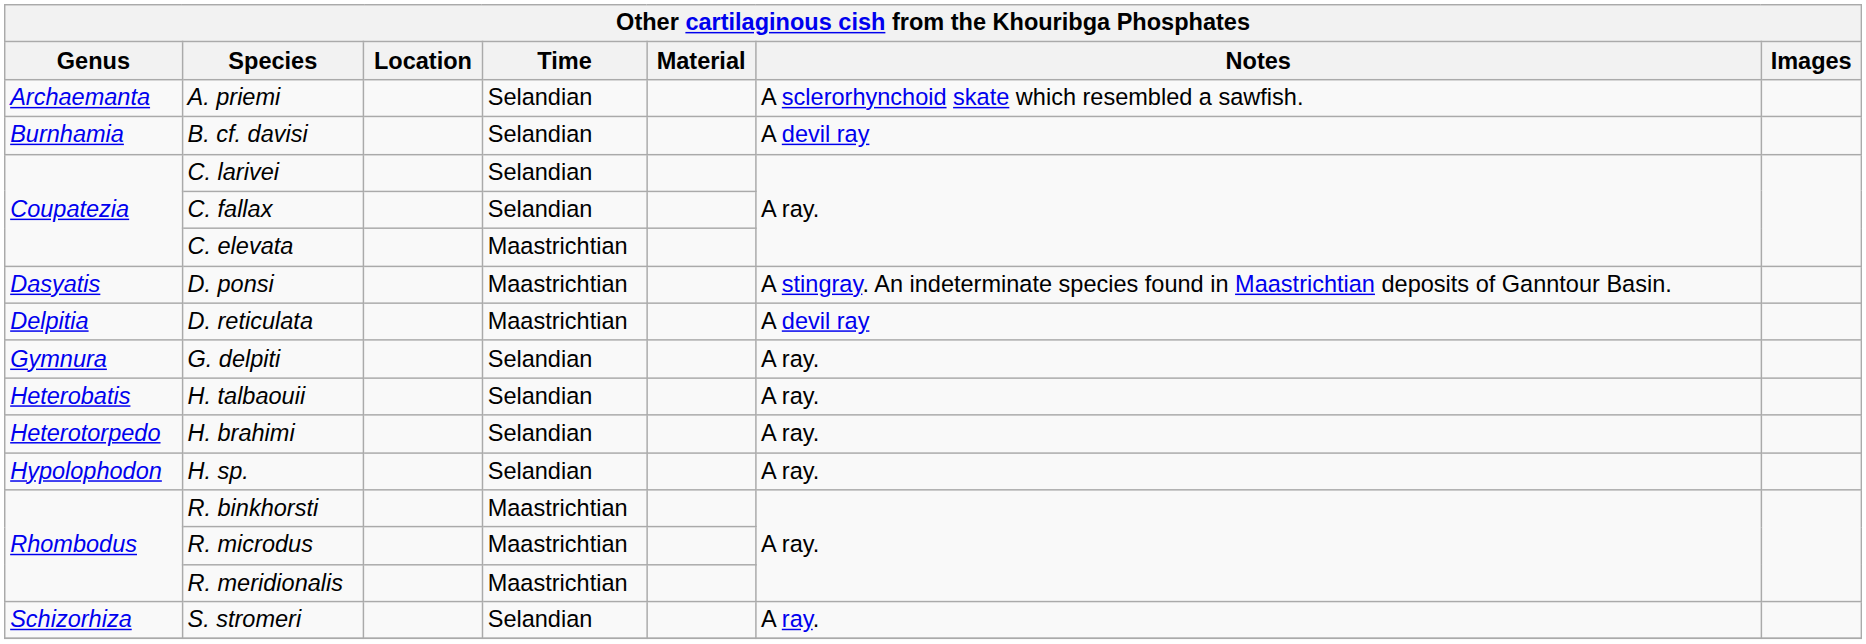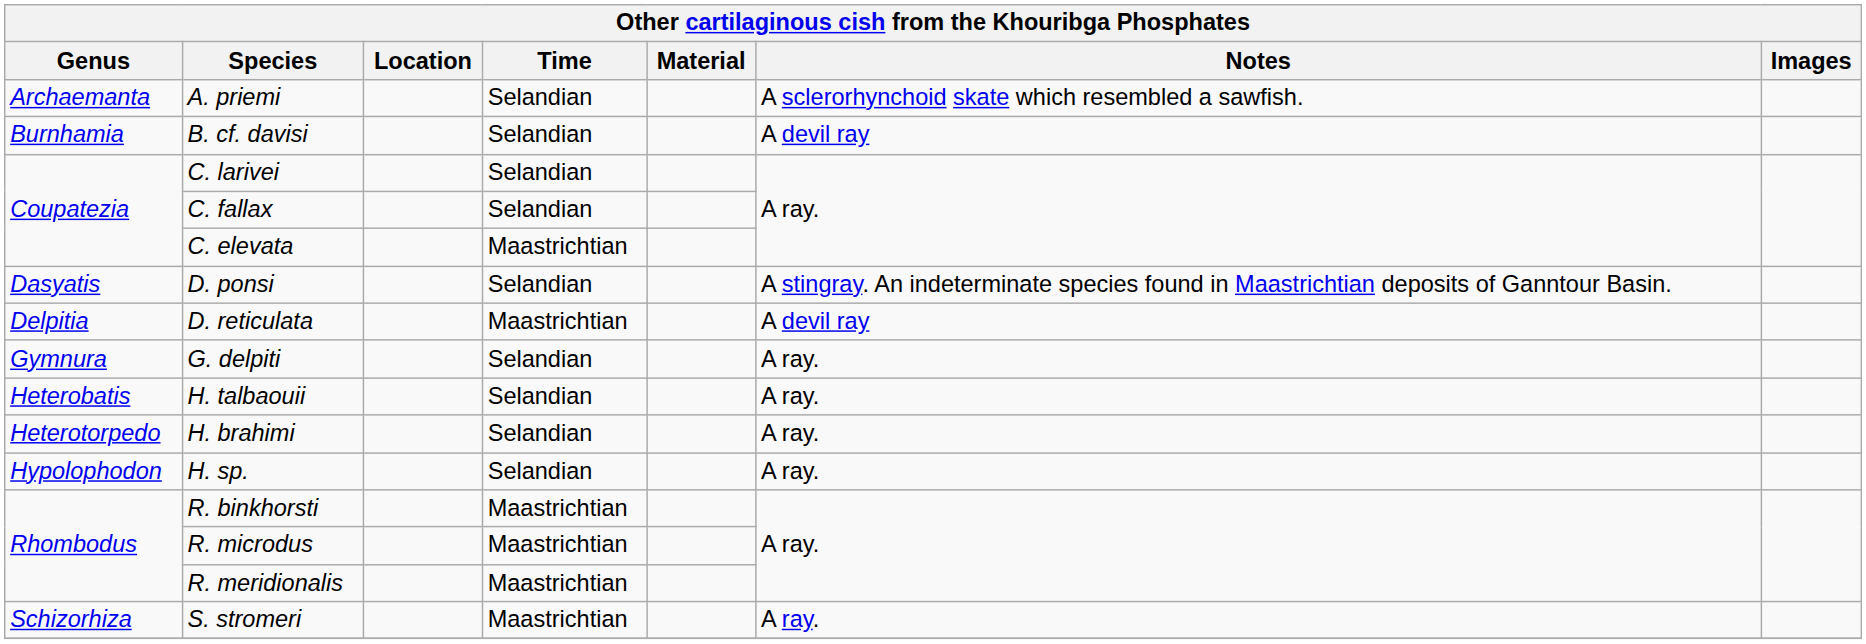(558, 284) Maastrichtian -> (540, 284) Selandian
(540, 619) Selandian -> (558, 619) Maastrichtian
